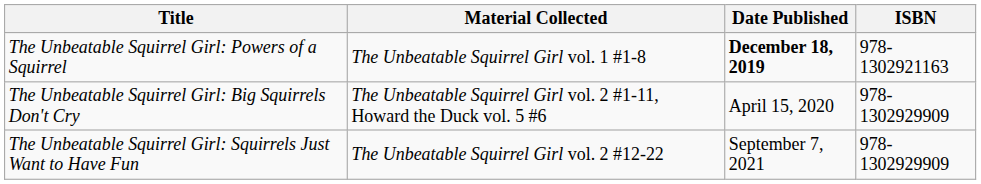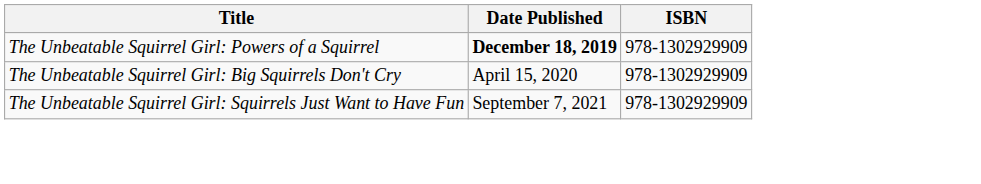- column: (536, 18)
(904, 57) 978-1302921163 -> (686, 47) 978-1302929909
